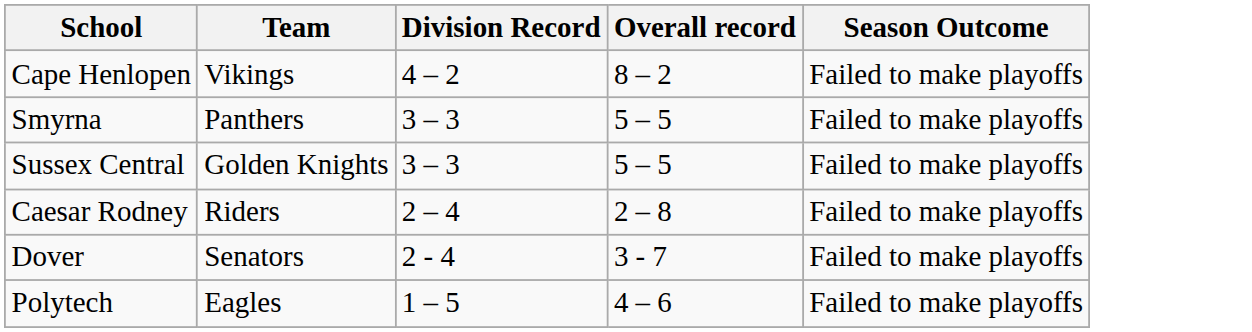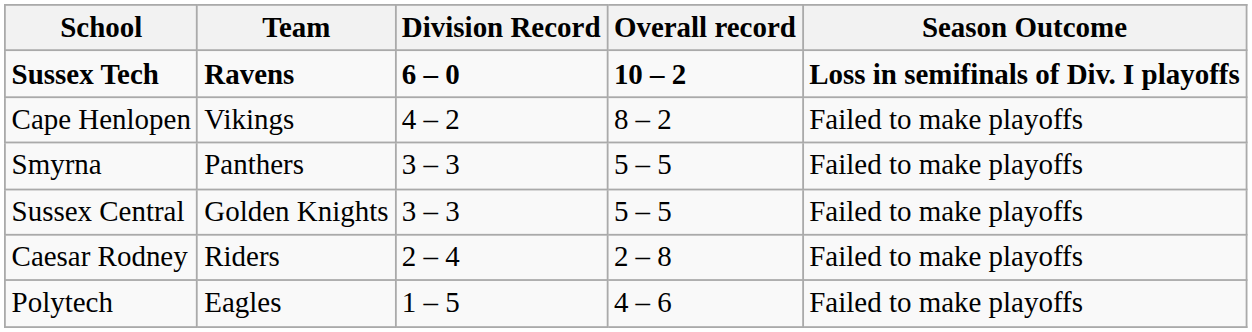+ row: (85, 73)
- row: (48, 257)
